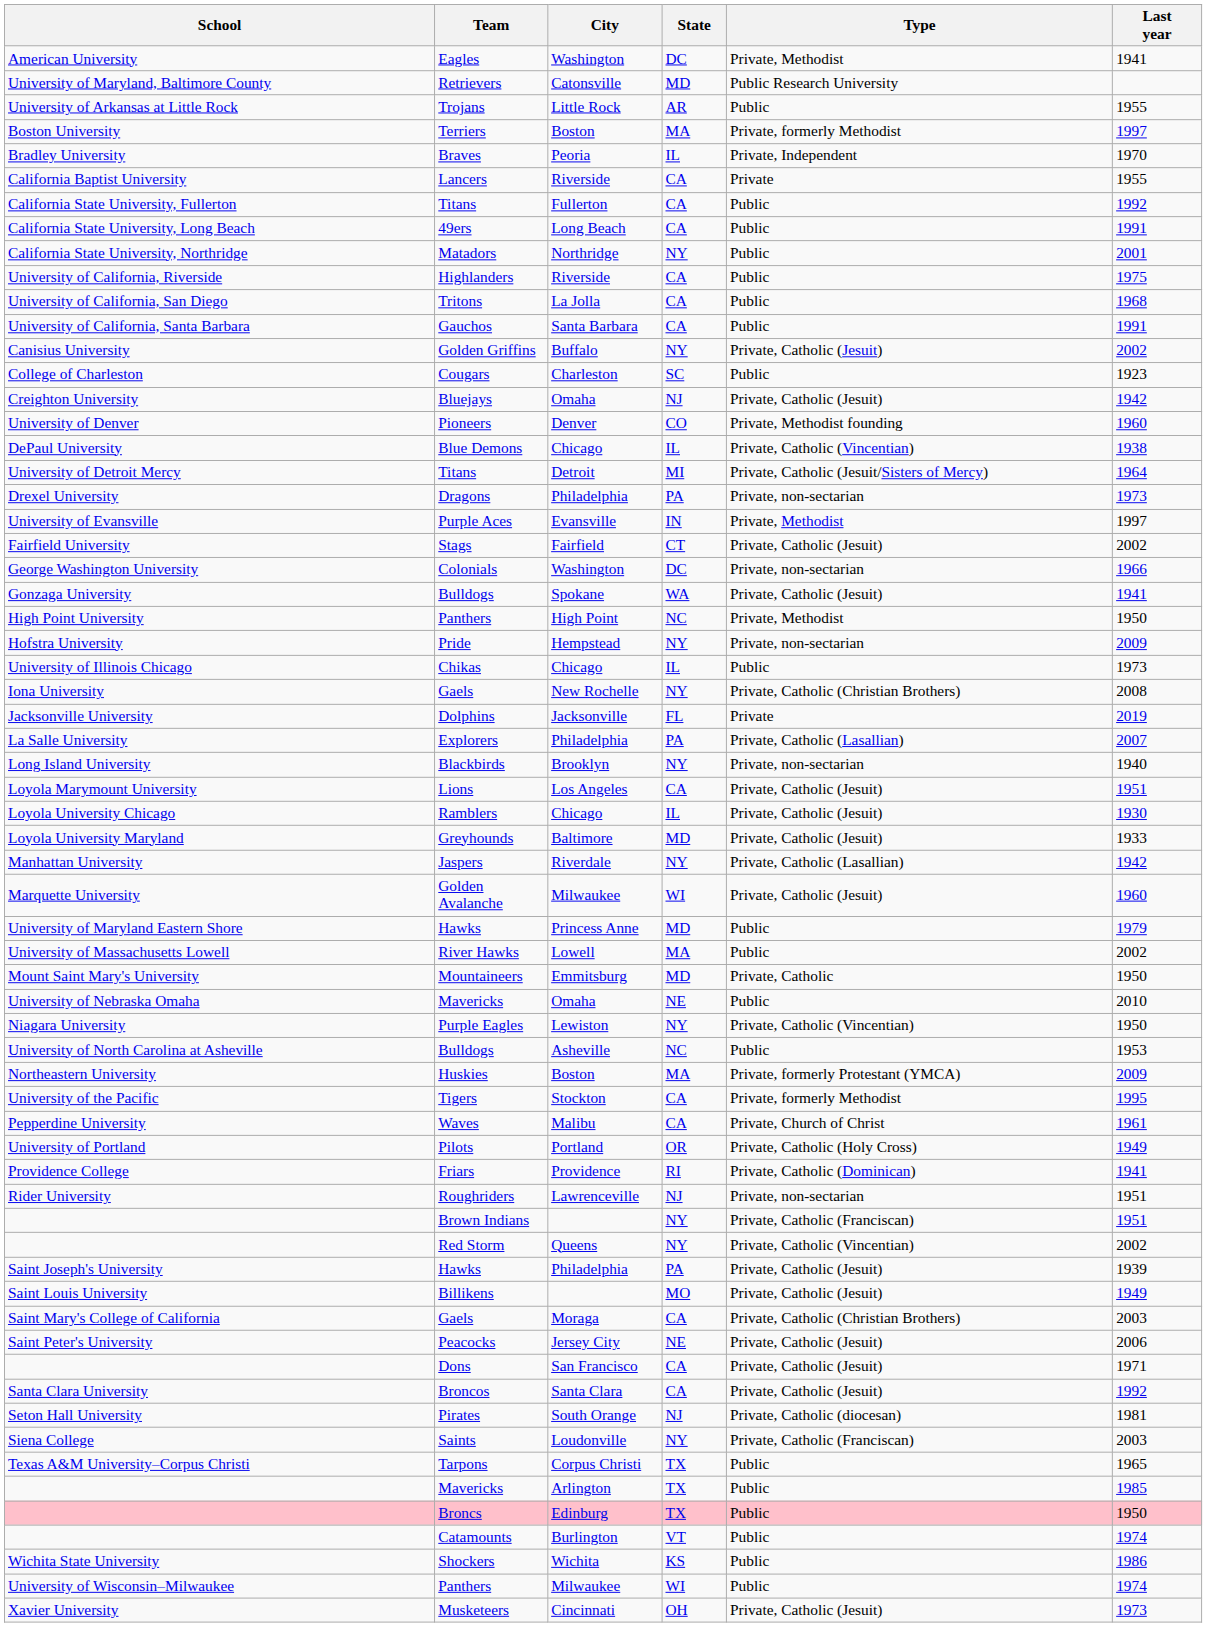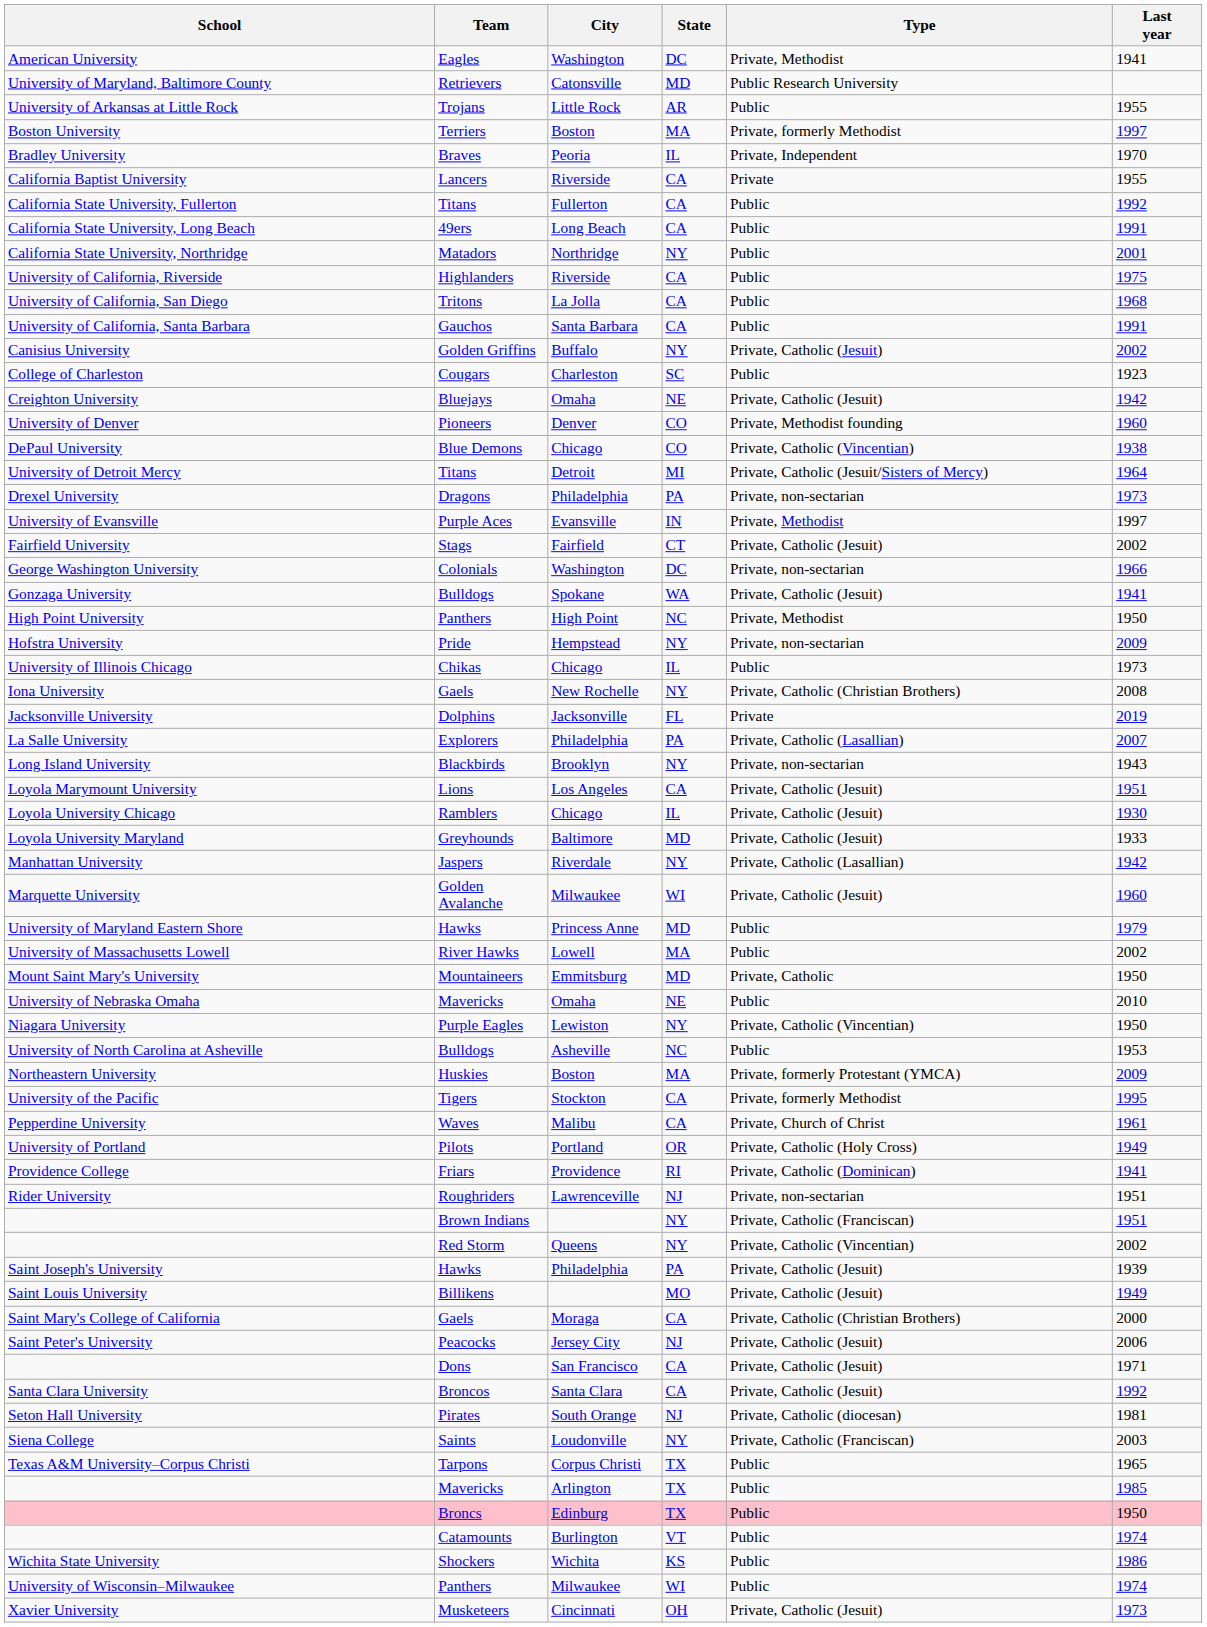(674, 399) NJ -> (676, 399) NE
(673, 448) IL -> (676, 448) CO
(1131, 764) 1940 -> (1131, 764) 1943
(1131, 1317) 2003 -> (1131, 1317) 2000
(676, 1342) NE -> (674, 1342) NJ
